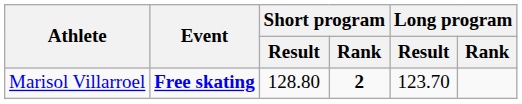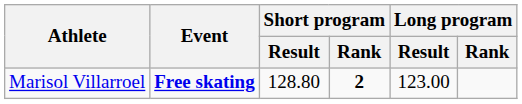(424, 83) 123.70 -> (424, 83) 123.00
